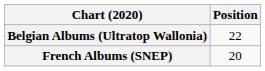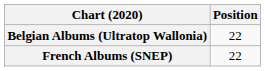(235, 55) 20 -> (235, 55) 22
